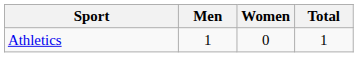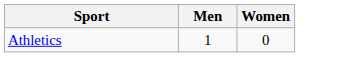- column: (324, 16)
